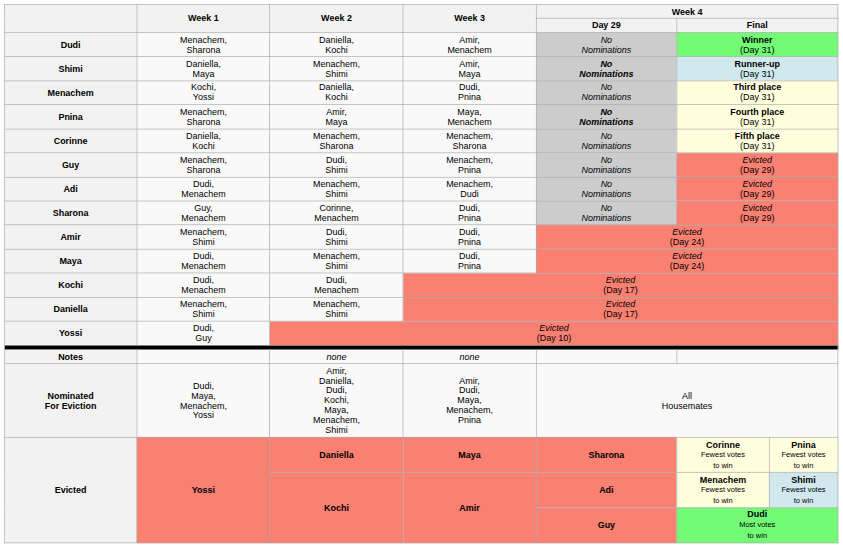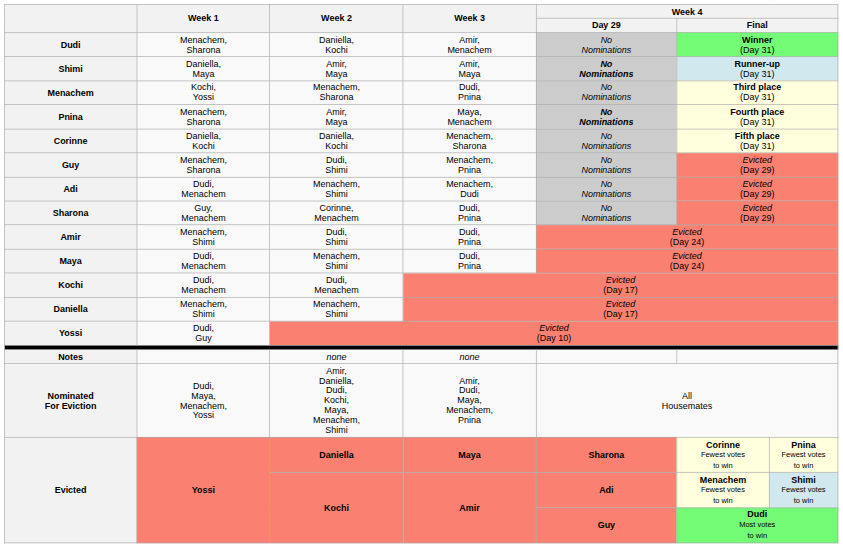(337, 68) Menachem, Shimi -> (337, 68) Amir, Maya
(337, 92) Daniella, Kochi -> (337, 92) Menachem, Sharona
(337, 140) Menachem, Sharona -> (337, 140) Daniella, Kochi
